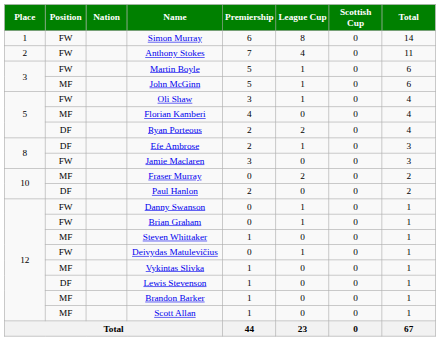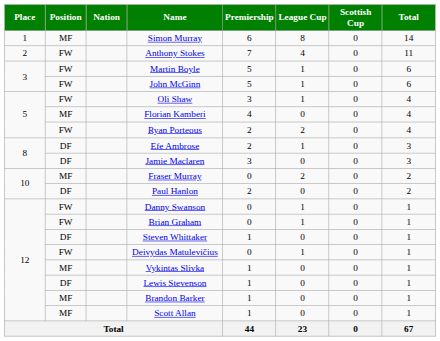(66, 38) FW -> (66, 38) MF
(66, 84) MF -> (66, 84) FW
(66, 130) DF -> (66, 130) FW
(66, 160) FW -> (66, 160) DF
(66, 237) MF -> (66, 237) DF
